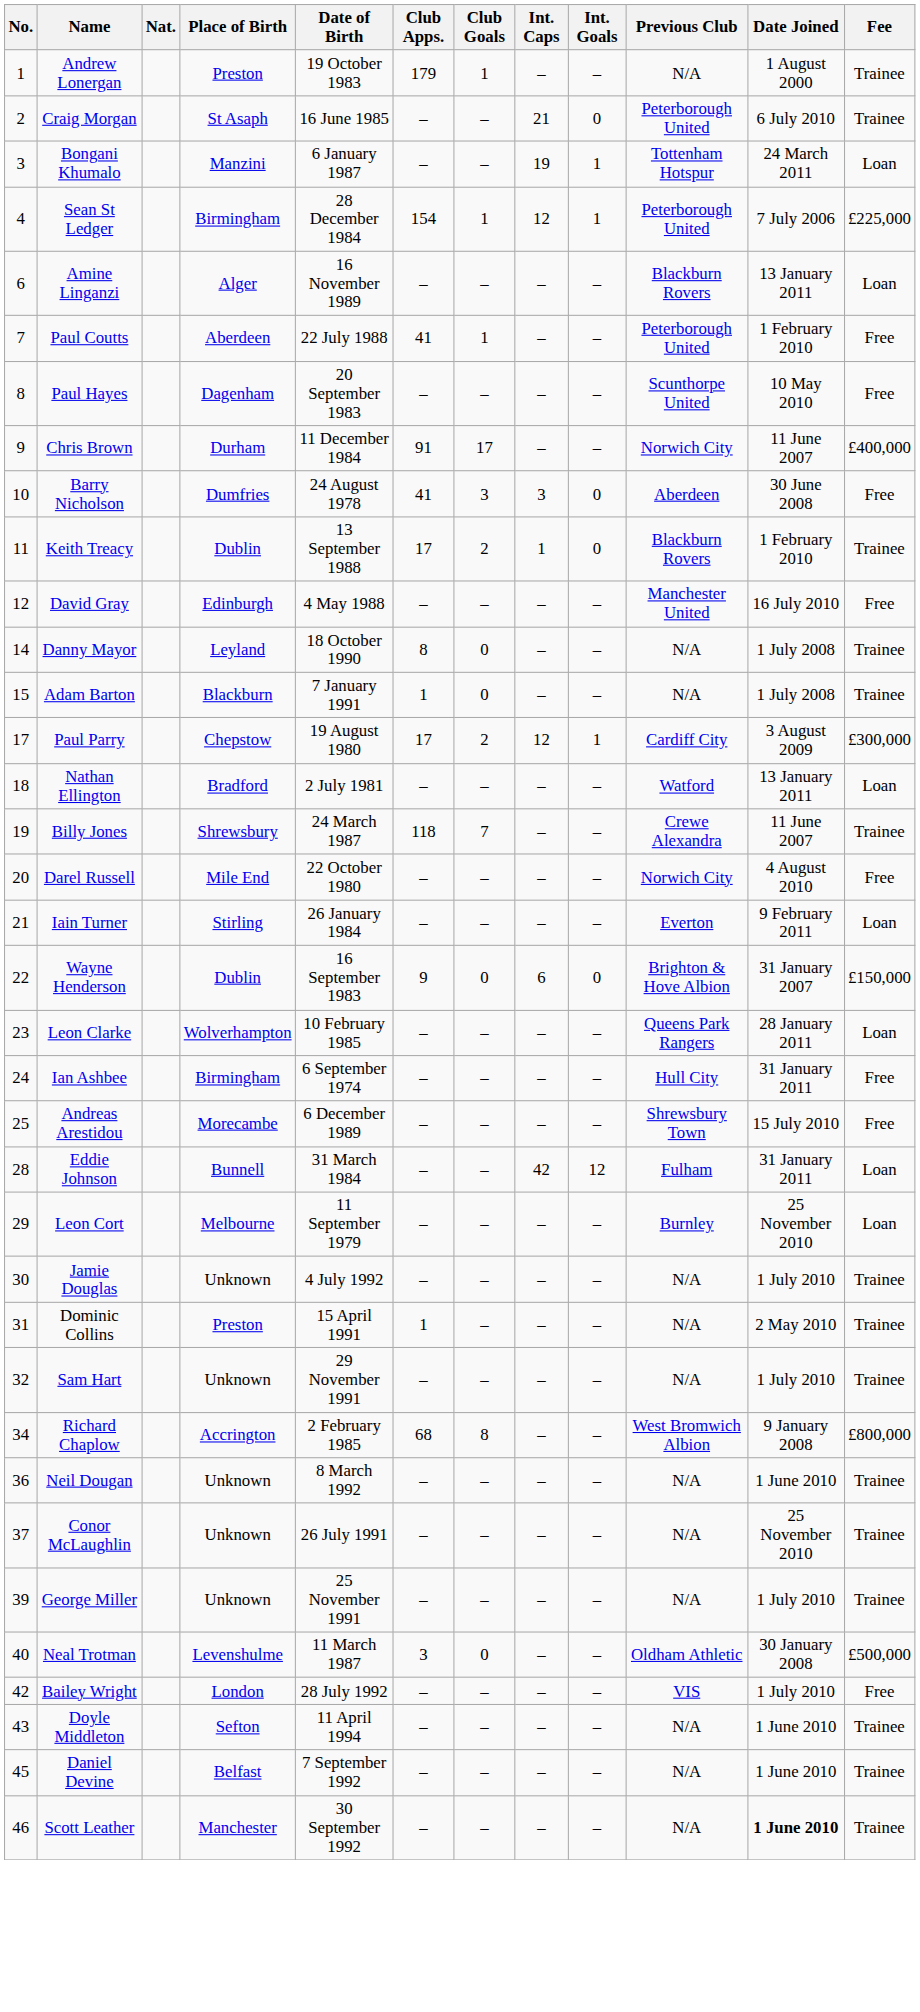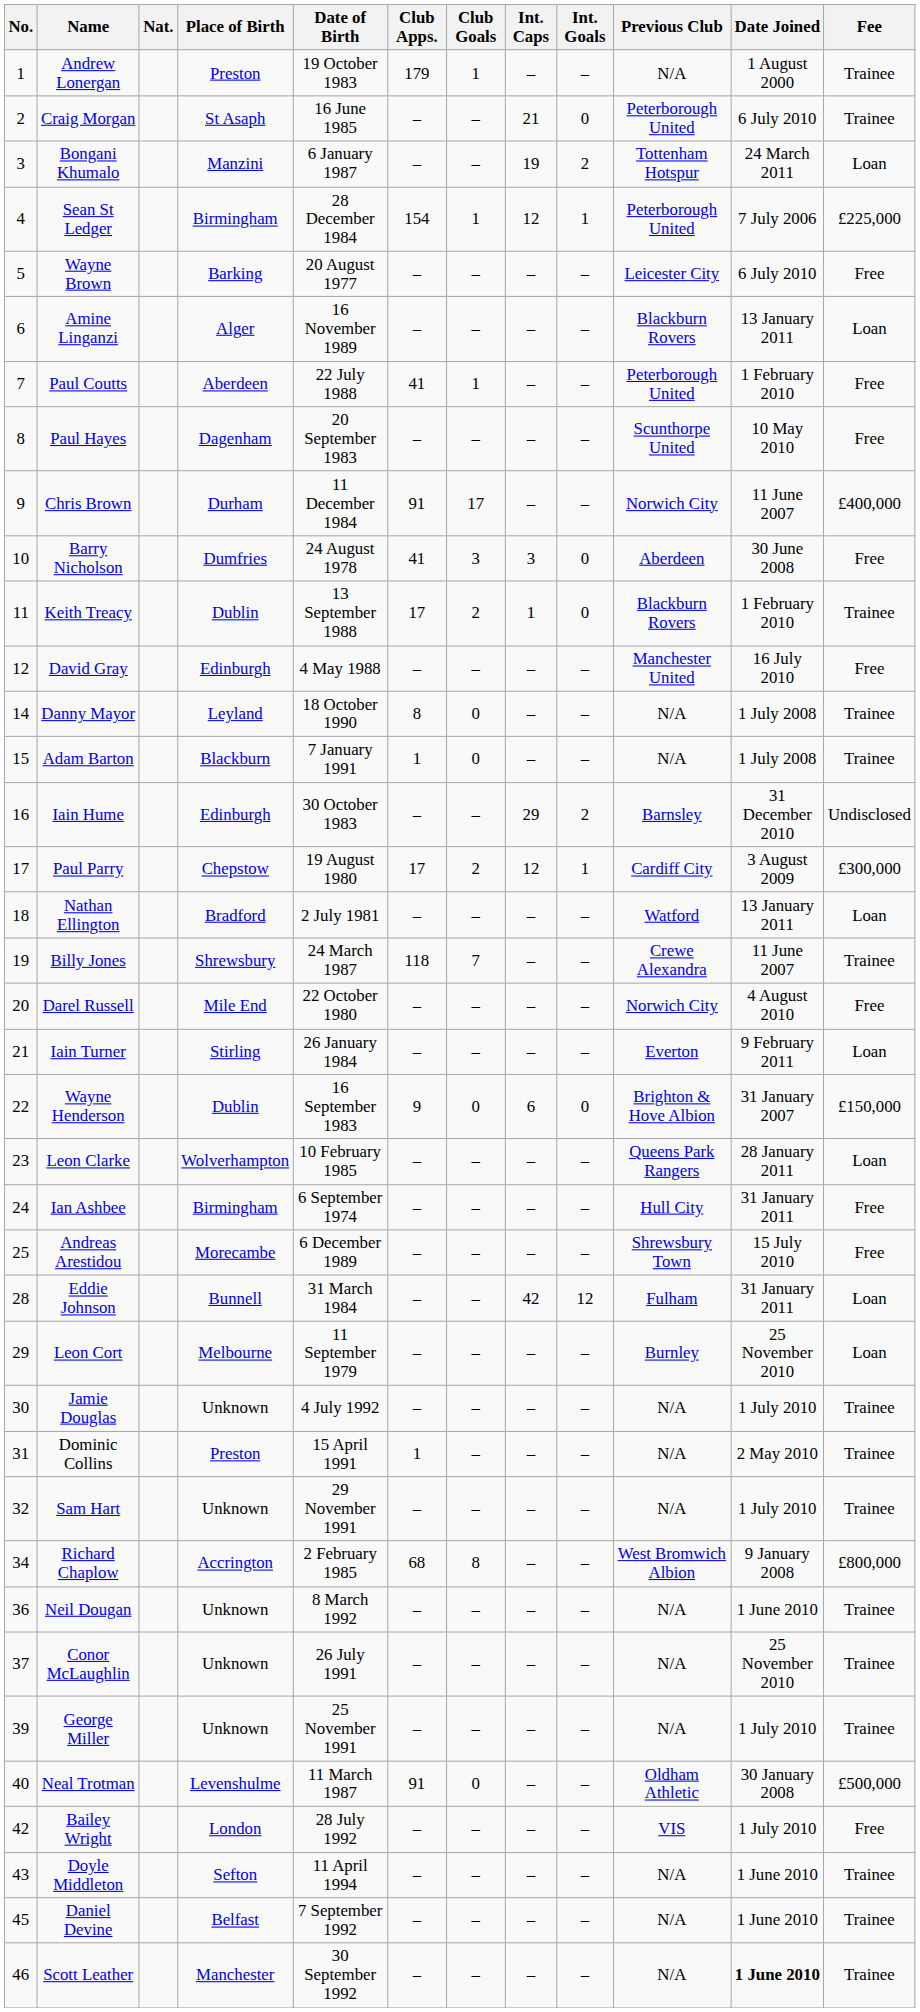(597, 163) 1 -> (585, 163) 2
+ row: (88, 273)
+ row: (88, 814)
(423, 1654) 3 -> (417, 1783) 91
